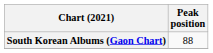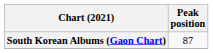(188, 40) 88 -> (188, 40) 87
